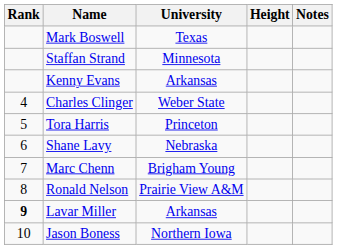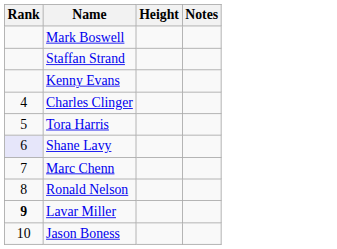- column: (191, 15)
(24, 146) no background -> (24, 146) lavender background
